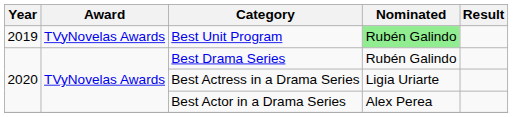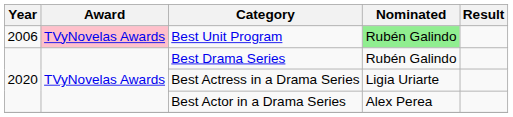(23, 36) 2019 -> (23, 36) 2006
(105, 36) no background -> (105, 36) pink background
